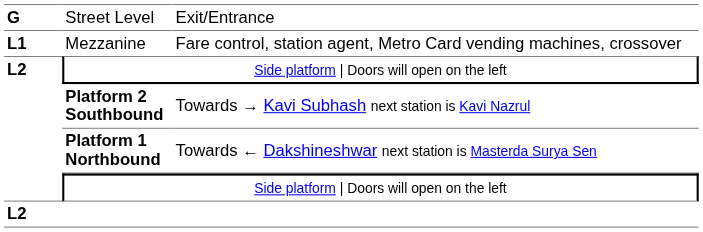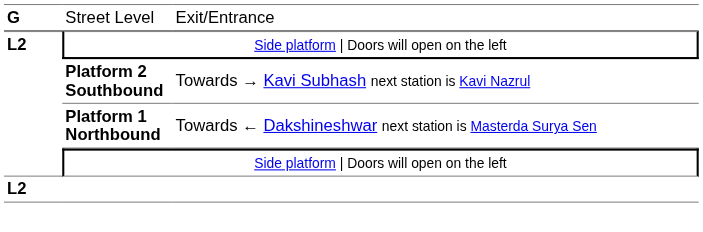- row: (106, 43)
